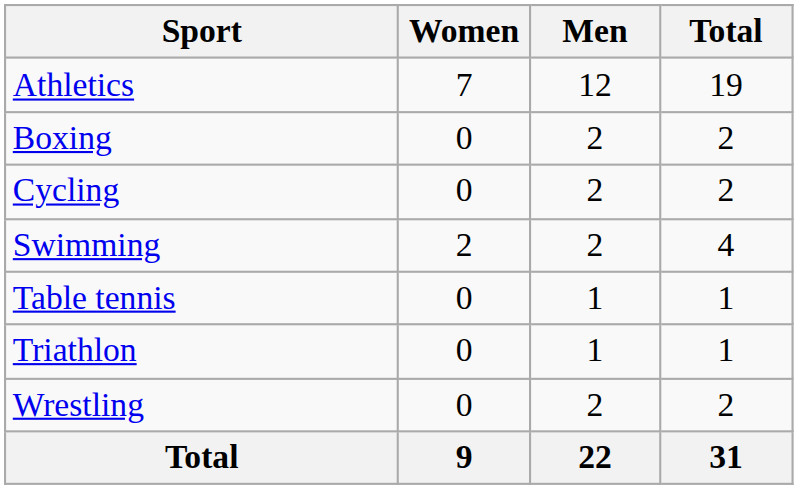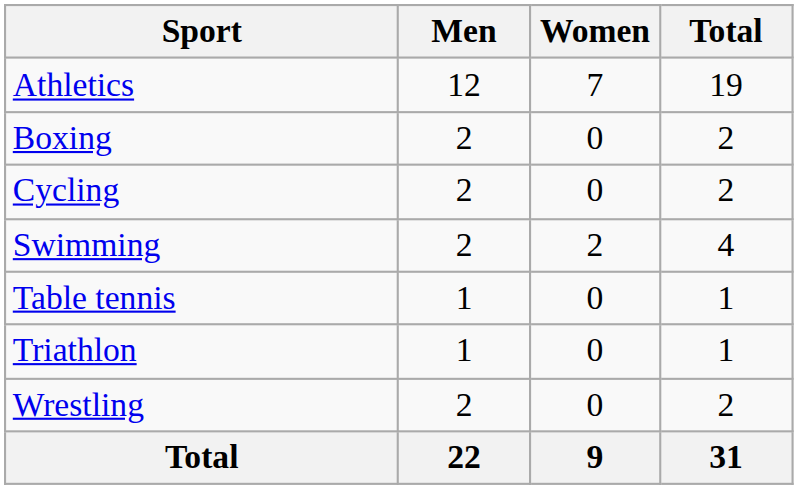columns swapped: (595, 31) <-> (464, 31)
